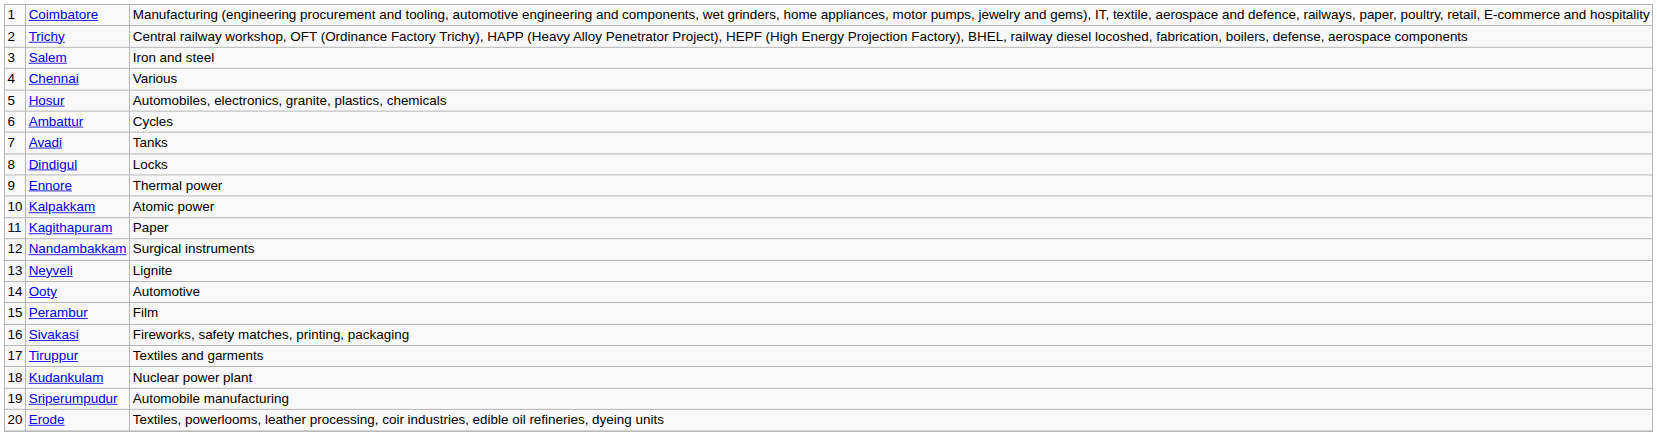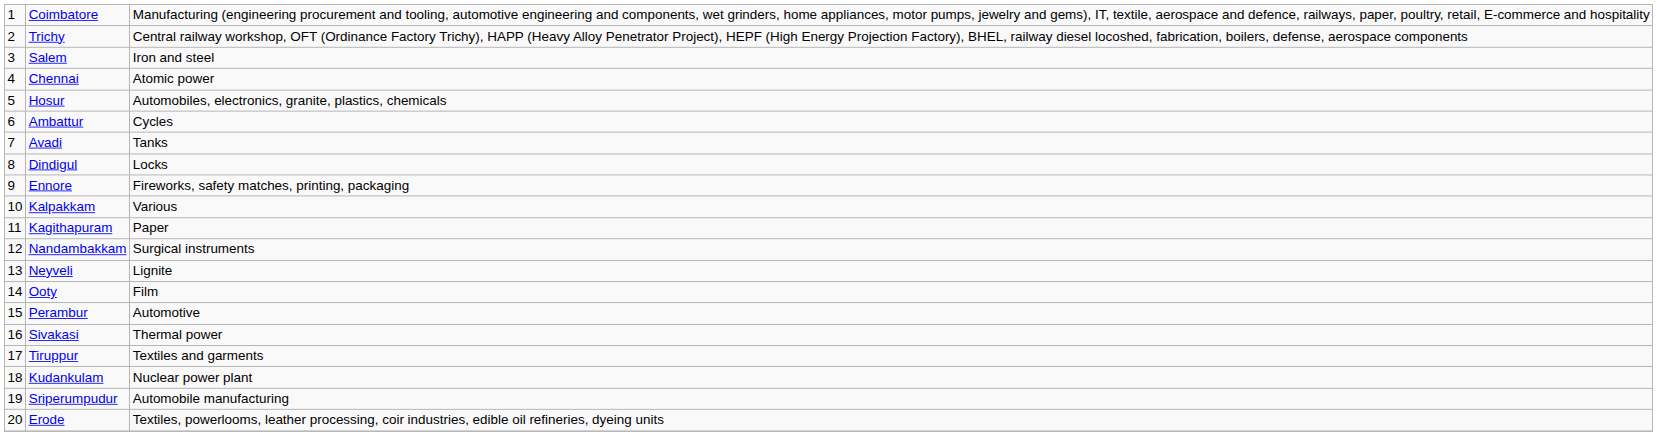(155, 79) Various -> (173, 79) Atomic power
(178, 185) Thermal power -> (271, 185) Fireworks, safety matches, printing, packaging
(173, 206) Atomic power -> (155, 206) Various
(166, 292) Automotive -> (145, 292) Film
(145, 313) Film -> (166, 313) Automotive
(271, 334) Fireworks, safety matches, printing, packaging -> (178, 334) Thermal power
